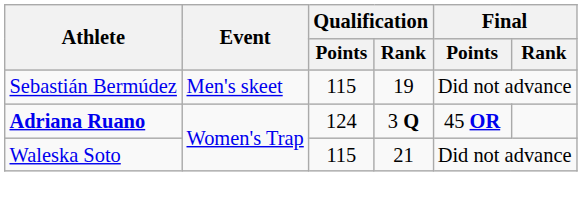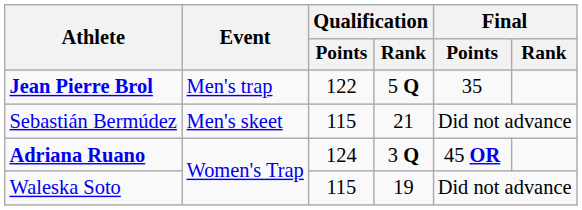+ row: (81, 87)
(403, 87) 19 -> (403, 121) 21
(403, 154) 21 -> (403, 188) 19
